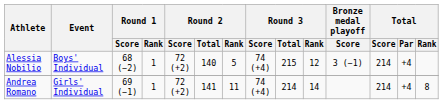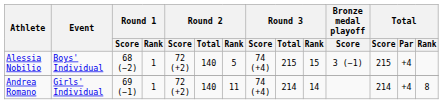(314, 63) 12 -> (314, 63) 15
(384, 63) 214 -> (384, 63) 215
(209, 87) 141 -> (209, 87) 140
